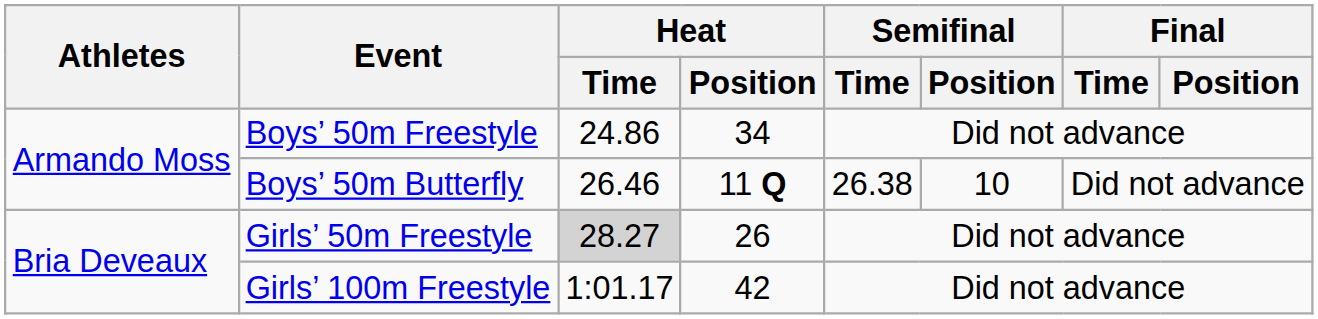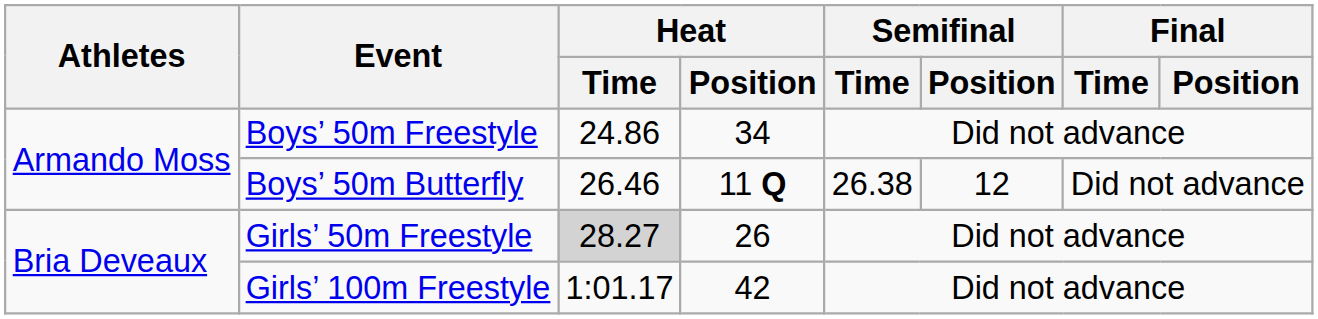(992, 185) 10 -> (992, 185) 12
